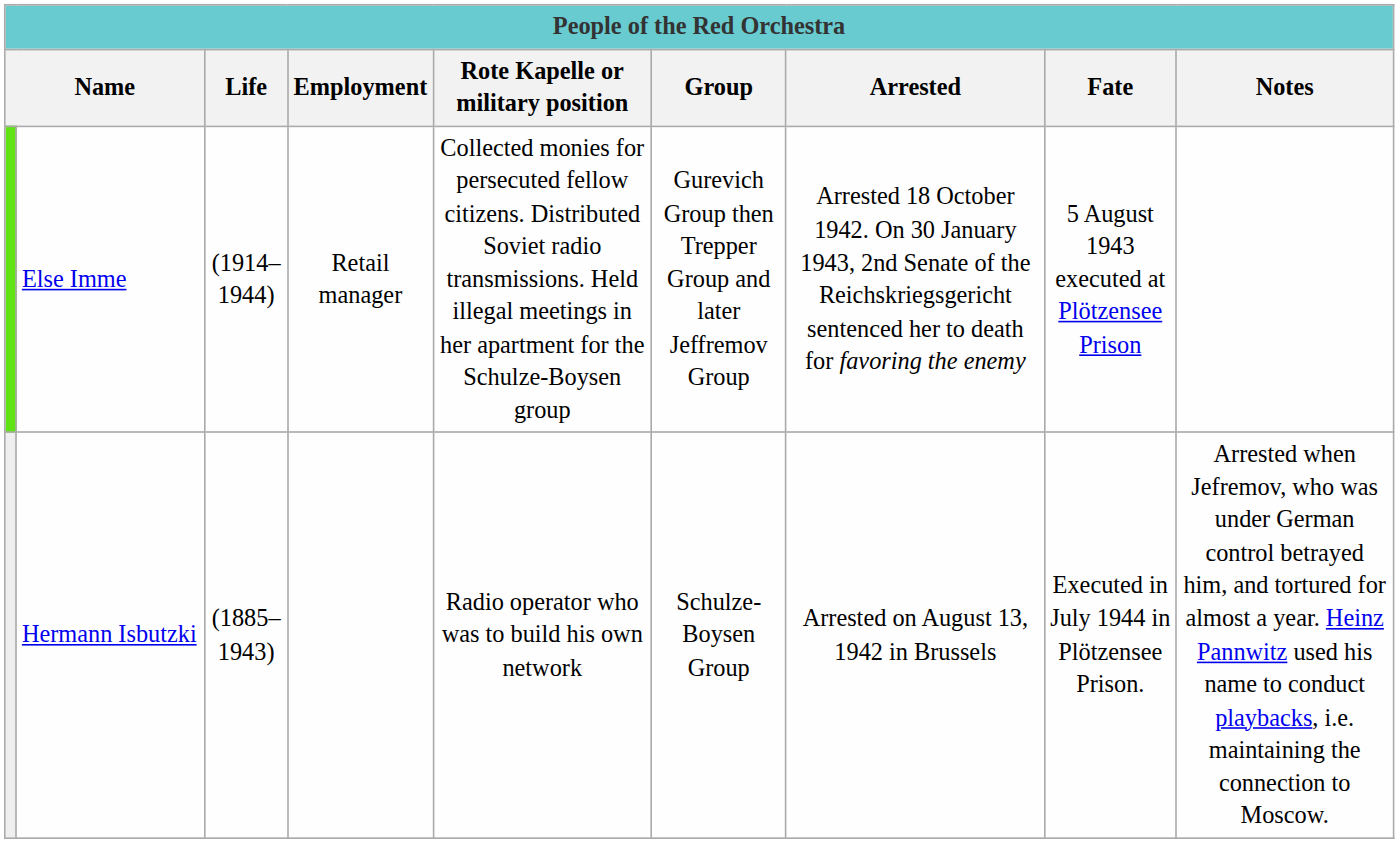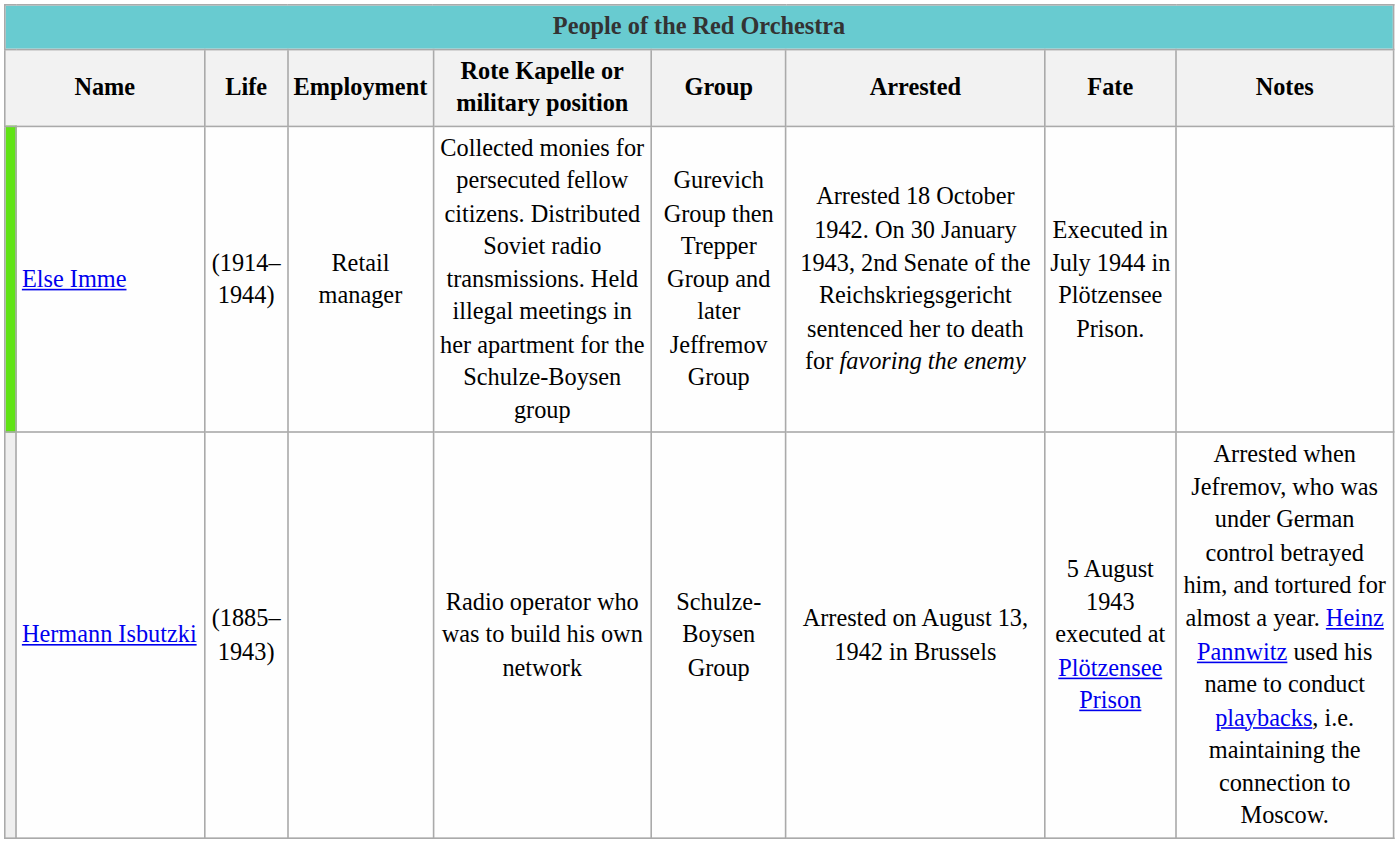(1110, 278) 5 August 1943 executed at Plötzensee Prison -> (1110, 278) Executed in July 1944 in Plötzensee Prison.
(1110, 634) Executed in July 1944 in Plötzensee Prison. -> (1110, 634) 5 August 1943 executed at Plötzensee Prison
